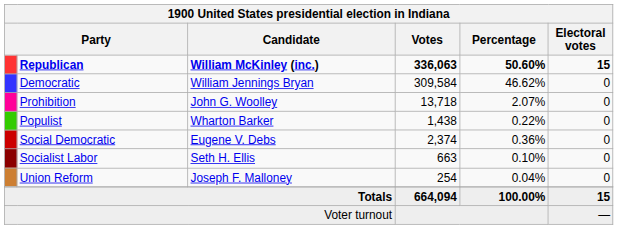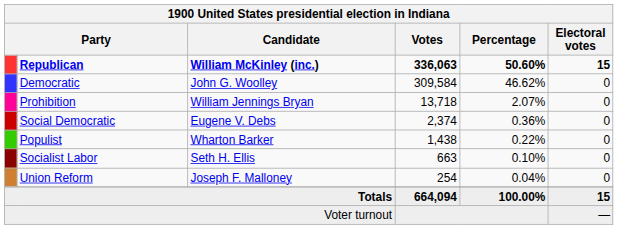(252, 84) William Jennings Bryan -> (234, 84) John G. Woolley
(234, 102) John G. Woolley -> (252, 102) William Jennings Bryan
rows swapped: (67, 140) <-> (41, 121)
